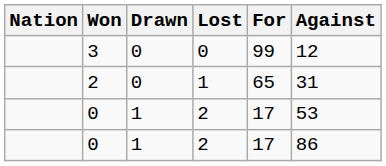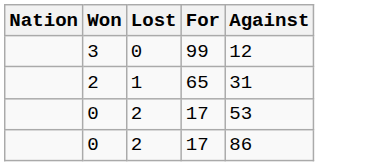- column: (159, 20)
